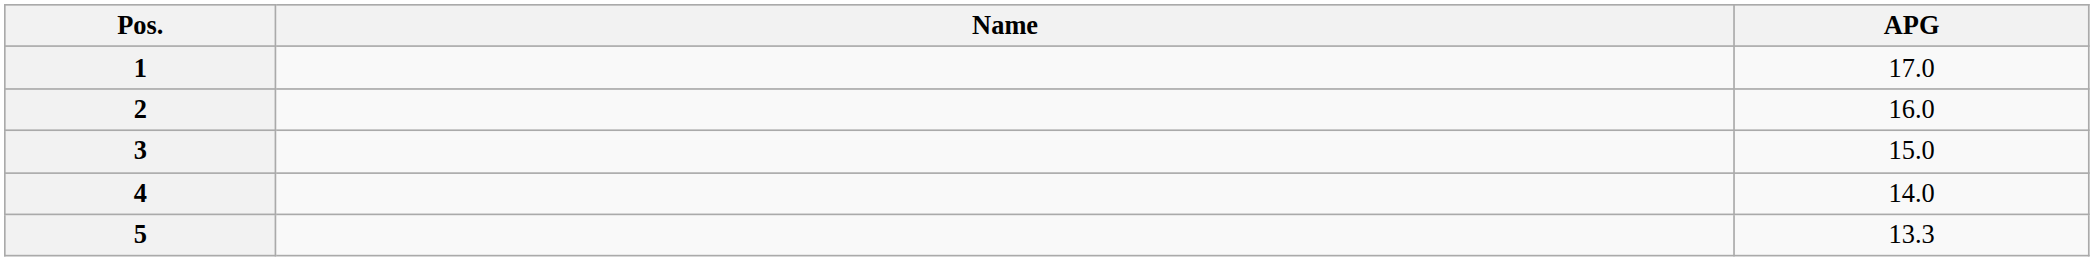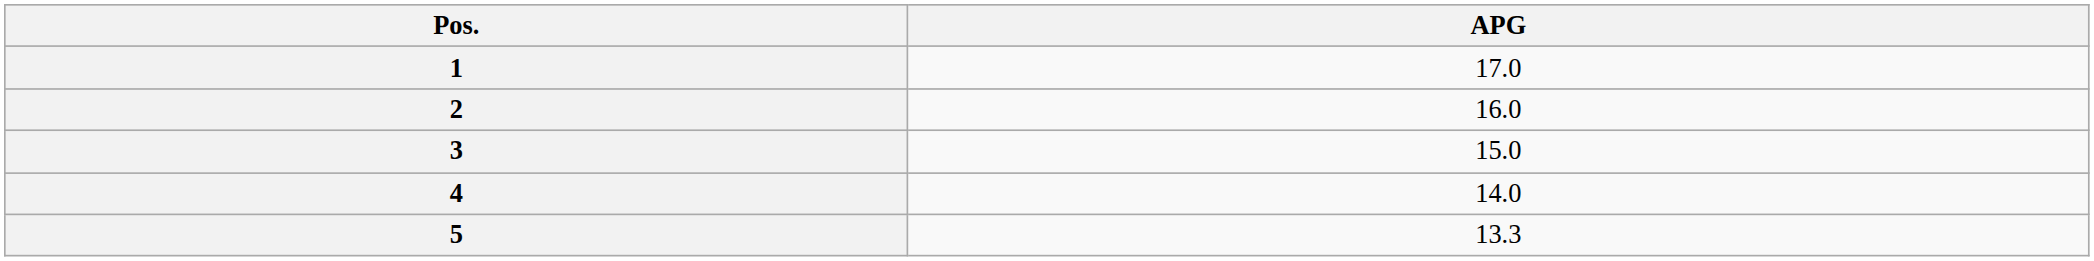- column: (1005, 25)
